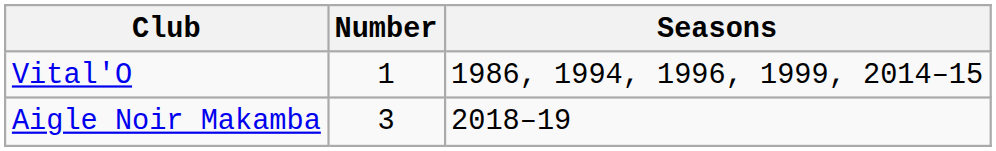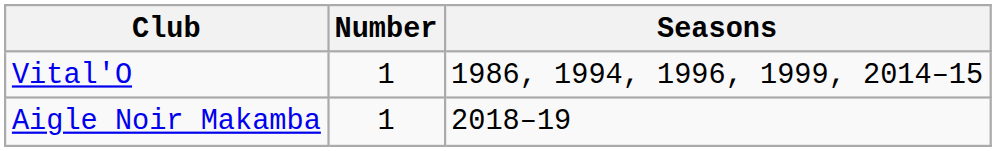(386, 122) 3 -> (386, 122) 1
